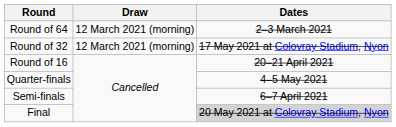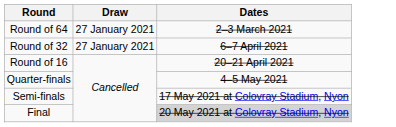(135, 29) 12 March 2021 (morning) -> (115, 29) 27 January 2021
(135, 46) 12 March 2021 (morning) -> (115, 46) 27 January 2021
(294, 46) 17 May 2021 at Colovray Stadium, Nyon -> (254, 46) 6–7 April 2021
(294, 96) 6–7 April 2021 -> (254, 96) 17 May 2021 at Colovray Stadium, Nyon
